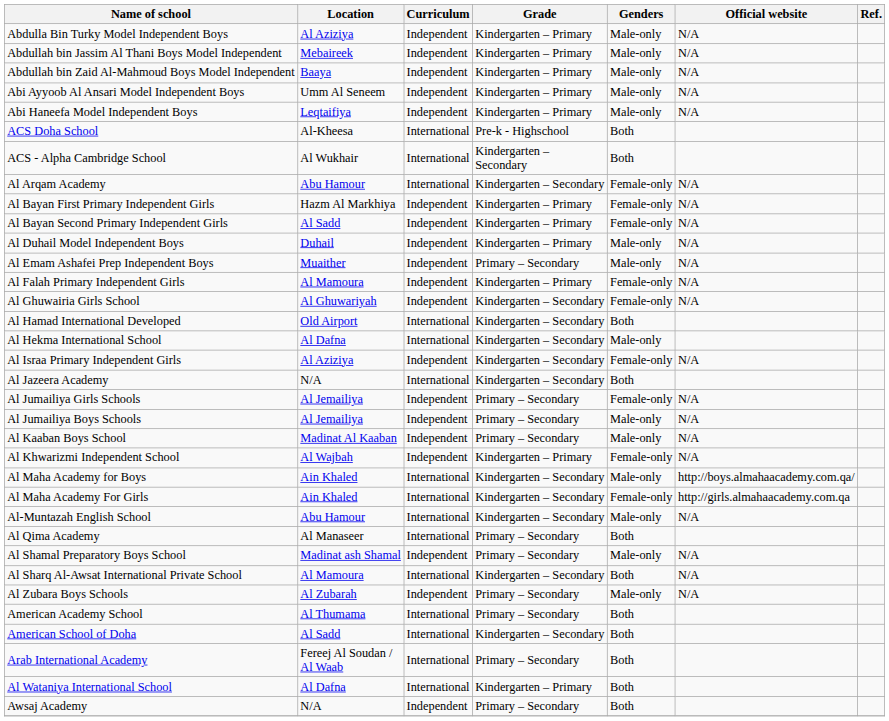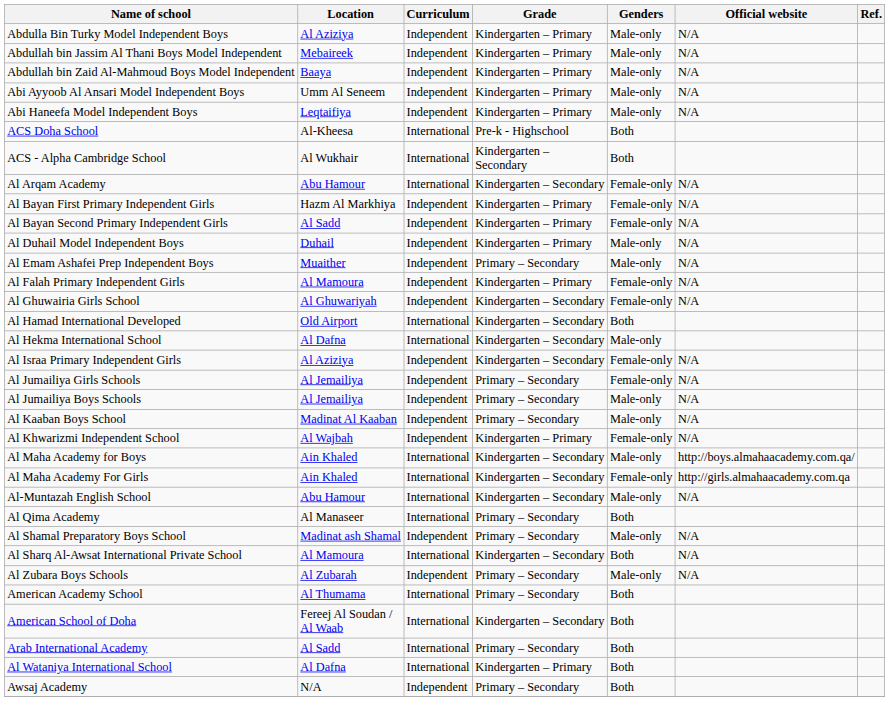- row: (58, 379)
(320, 633) Al Sadd -> (346, 621) Fereej Al Soudan / Al Waab
(346, 660) Fereej Al Soudan / Al Waab -> (320, 647) Al Sadd
